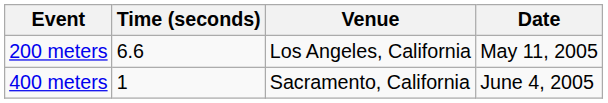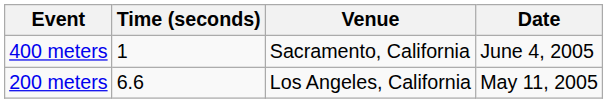rows swapped: (58, 51) <-> (58, 82)
